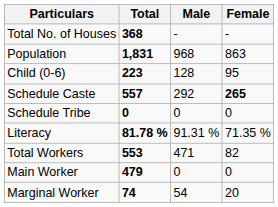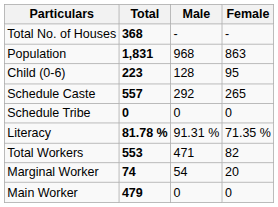(235, 93) bold -> (235, 93) normal
rows swapped: (43, 172) <-> (53, 192)
